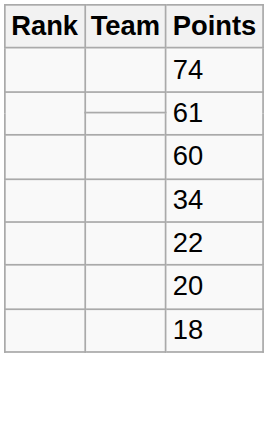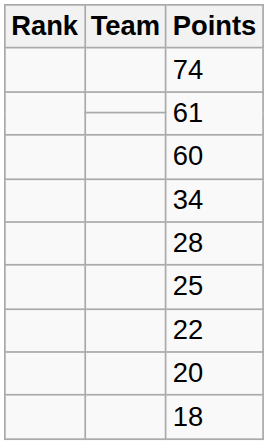+ row: (45, 244)
+ row: (45, 287)
